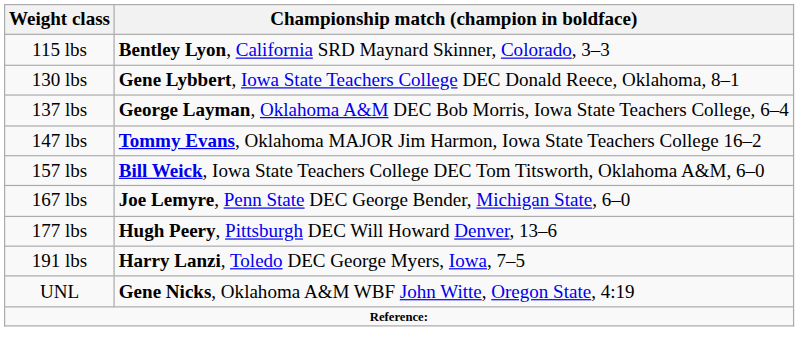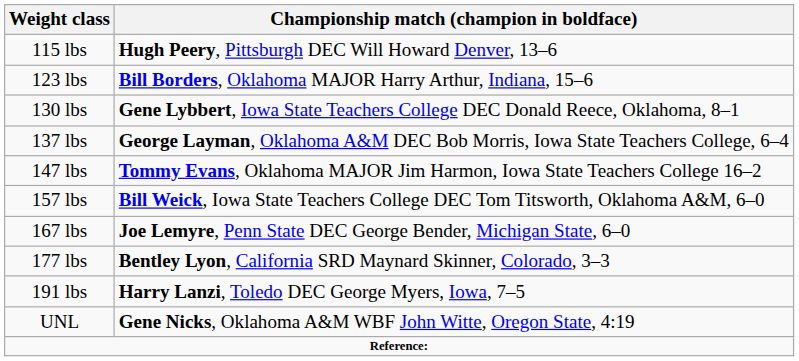(364, 49) Bentley Lyon, California SRD Maynard Skinner, Colorado, 3–3 -> (338, 49) Hugh Peery, Pittsburgh DEC Will Howard Denver, 13–6
+ row: (59, 79)
(338, 230) Hugh Peery, Pittsburgh DEC Will Howard Denver, 13–6 -> (364, 261) Bentley Lyon, California SRD Maynard Skinner, Colorado, 3–3
